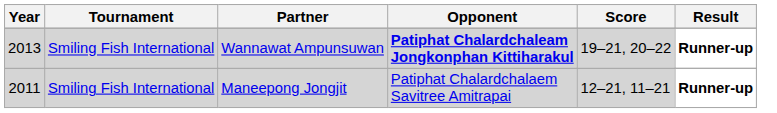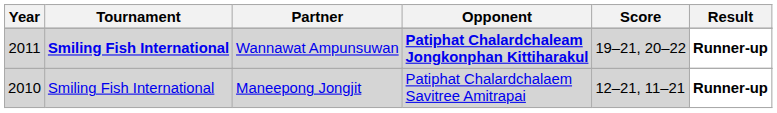(24, 48) 2013 -> (24, 48) 2011
(131, 48) normal -> (139, 48) bold
(24, 88) 2011 -> (24, 88) 2010
